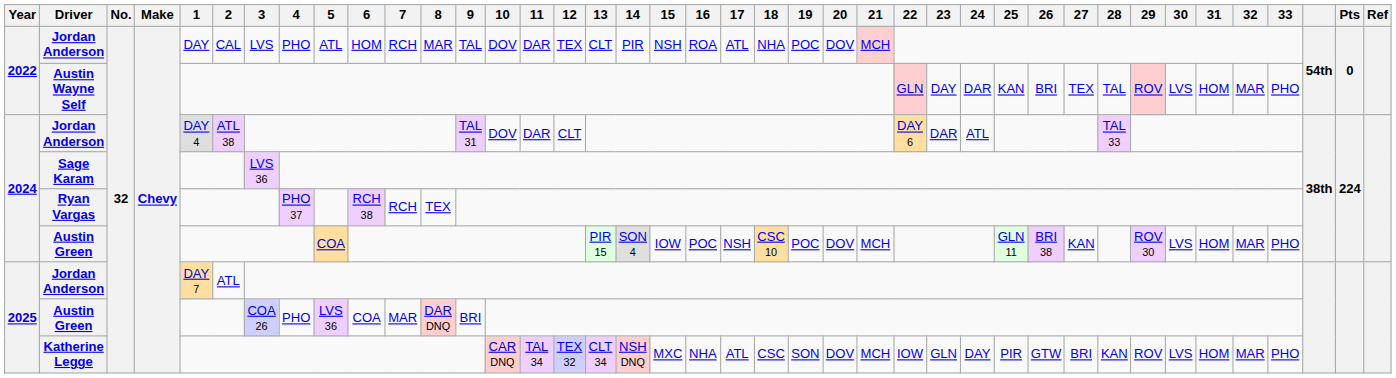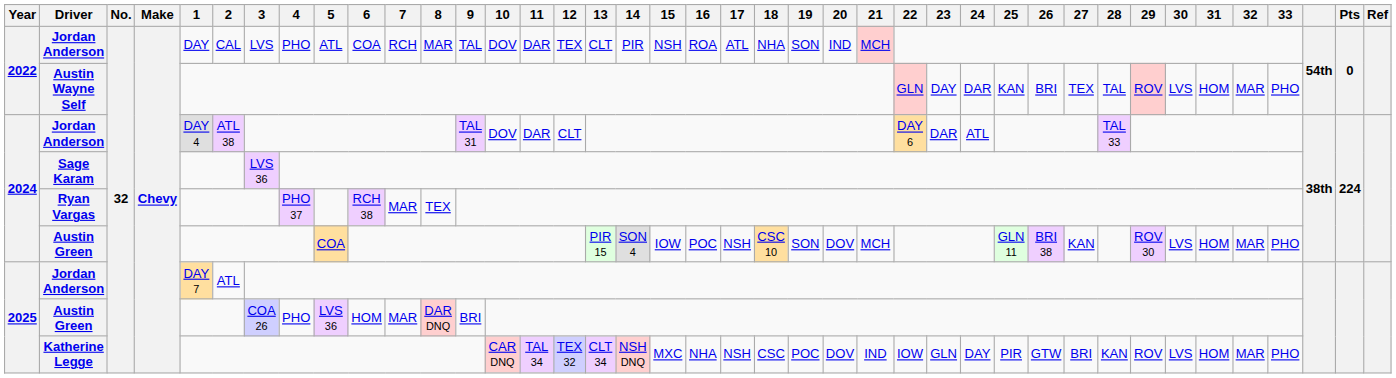(367, 45) HOM -> (367, 45) COA
(805, 45) POC -> (805, 45) SON
(840, 45) DOV -> (840, 45) IND
(403, 207) RCH -> (403, 207) MAR
(805, 244) POC -> (805, 244) SON
(367, 318) COA -> (367, 318) HOM
(737, 354) ATL -> (737, 354) NSH
(805, 354) SON -> (805, 354) POC
(875, 354) MCH -> (875, 354) IND
